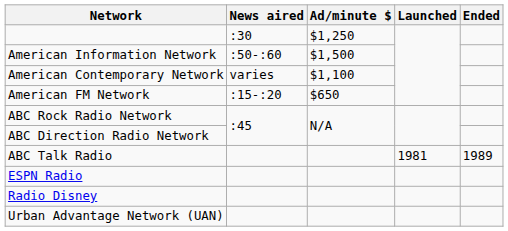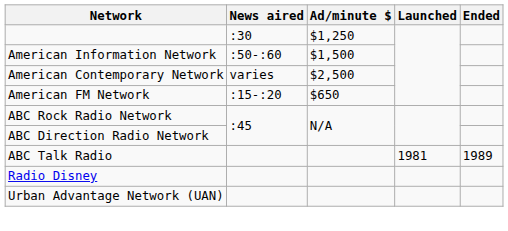(332, 75) $1,100 -> (332, 75) $2,500
- row: (45, 176)
